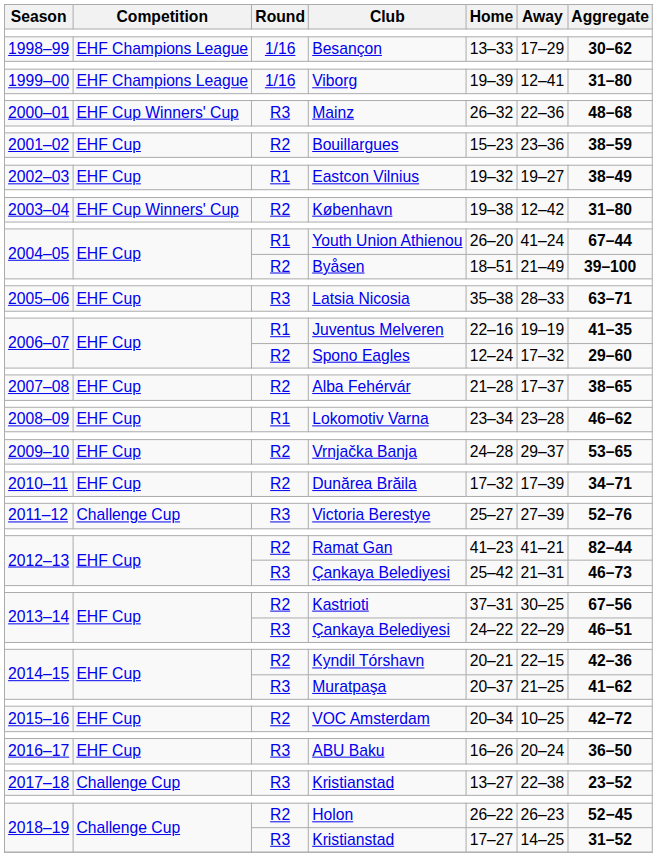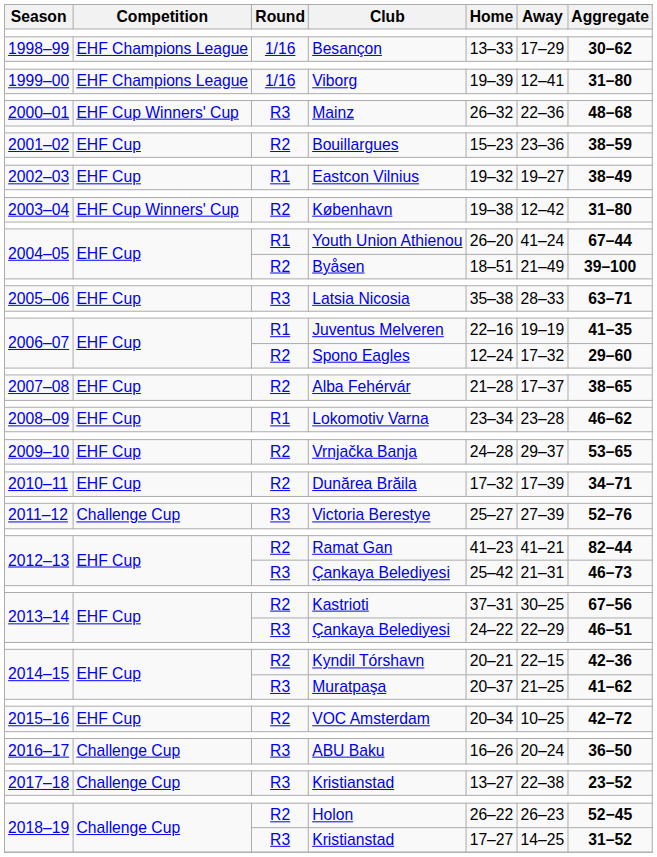(109, 751) EHF Cup -> (128, 751) Challenge Cup
